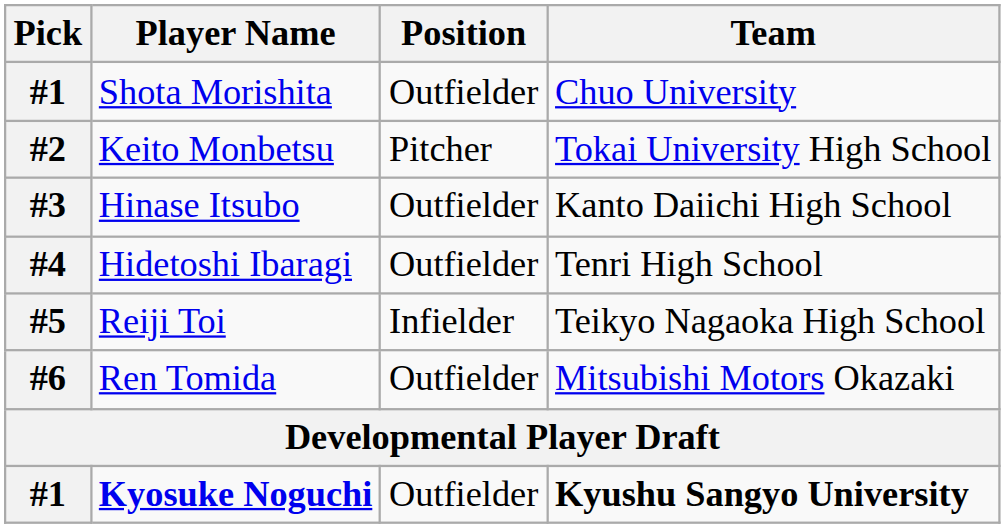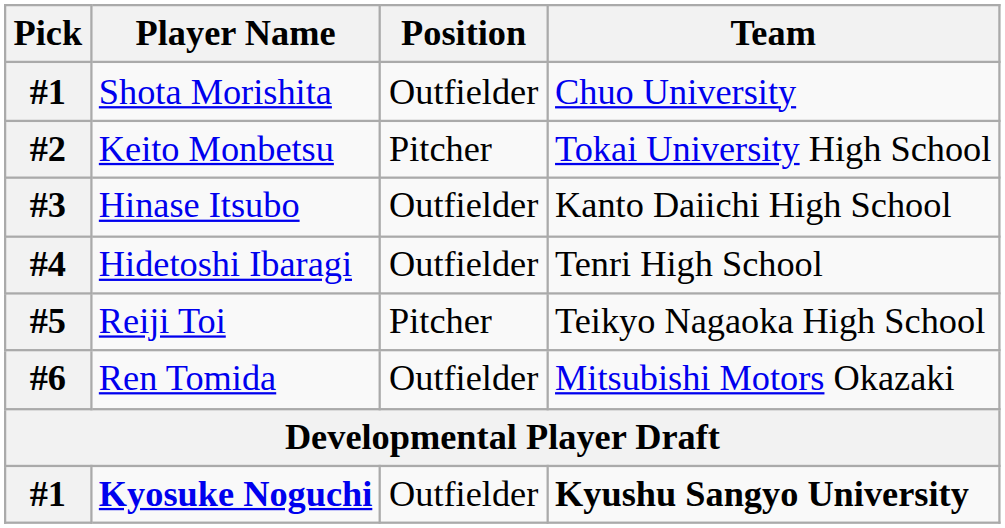(452, 321) Infielder -> (440, 321) Pitcher
